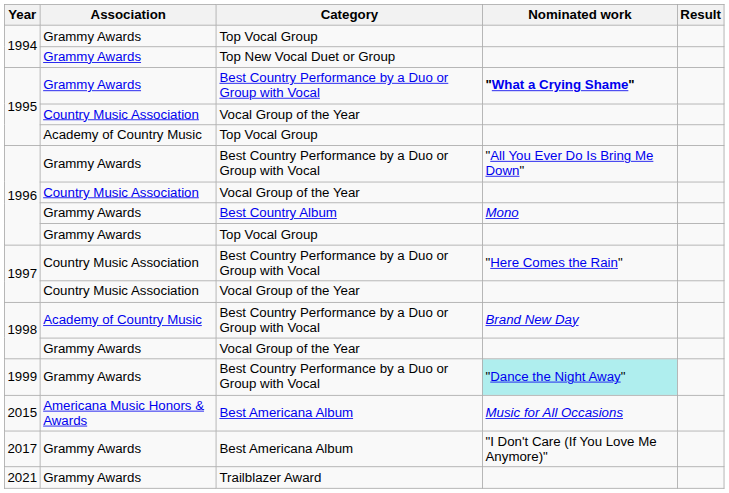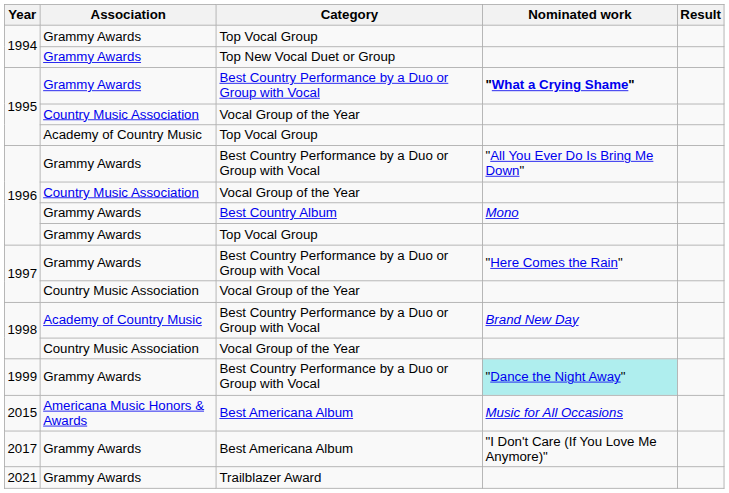(121, 262) Country Music Association -> (92, 262) Grammy Awards
(92, 348) Grammy Awards -> (121, 348) Country Music Association
